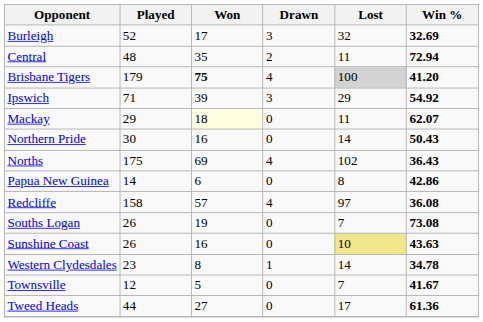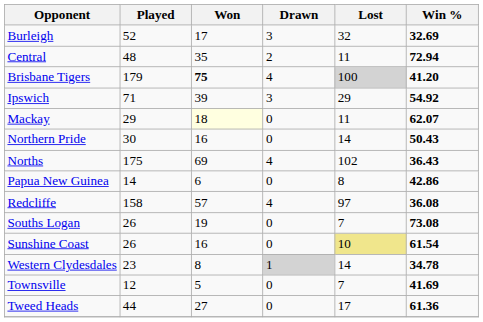(424, 243) 43.63 -> (424, 243) 61.54
(269, 264) no background -> (269, 264) lightgrey background
(424, 285) 41.67 -> (424, 285) 41.69
